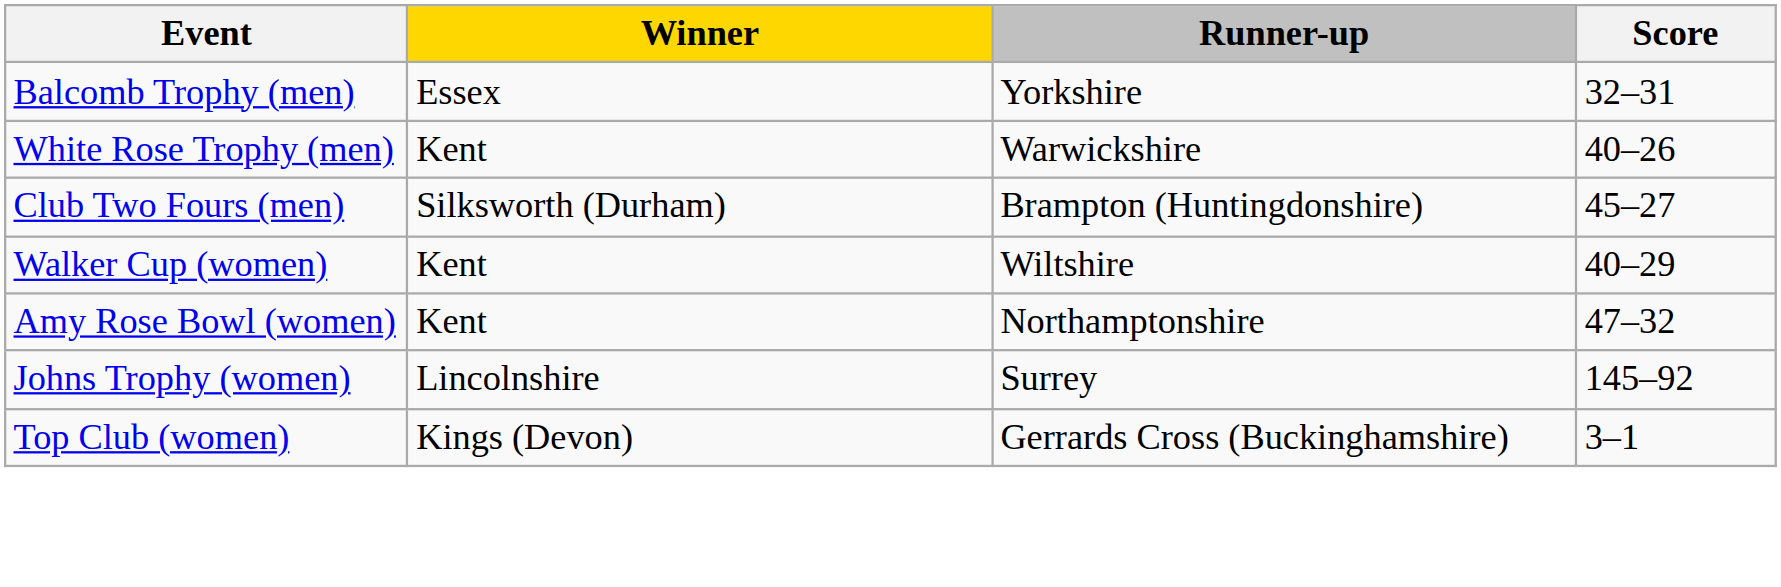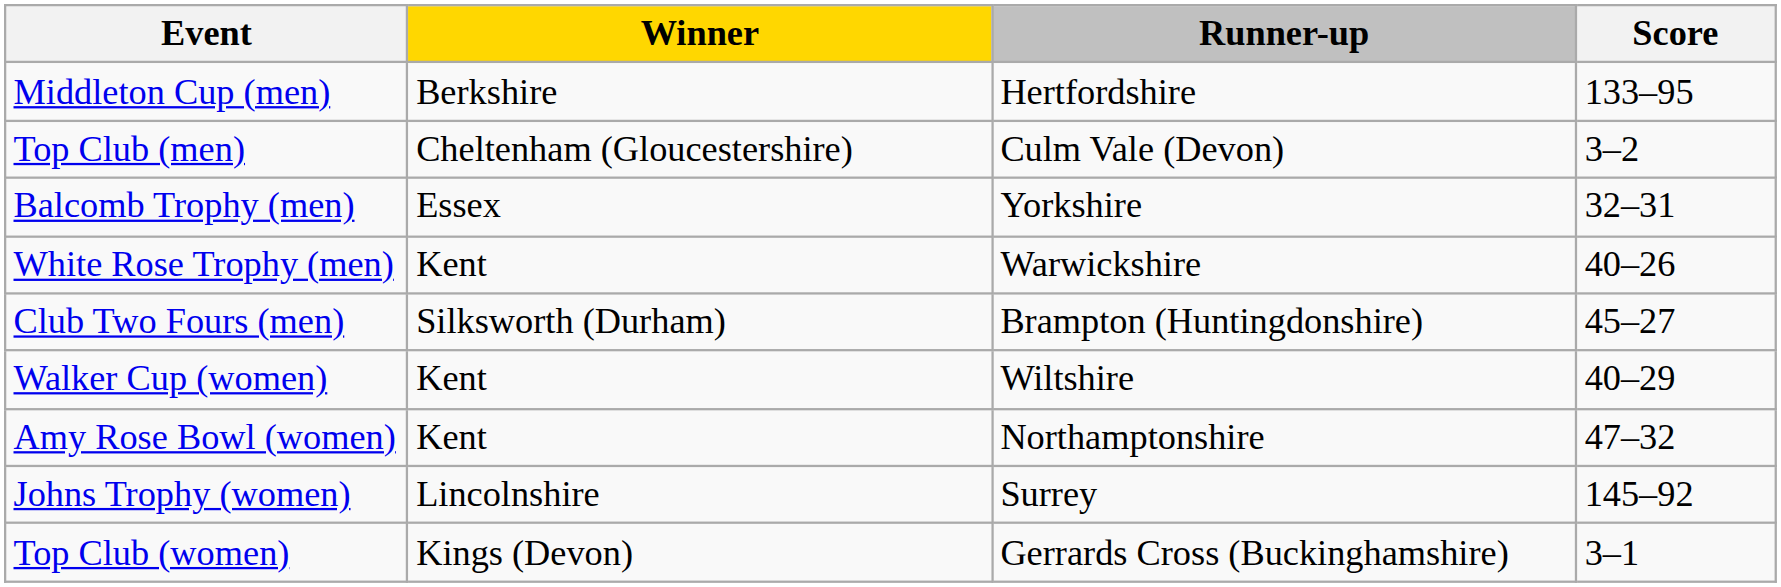+ row: (172, 90)
+ row: (129, 148)
